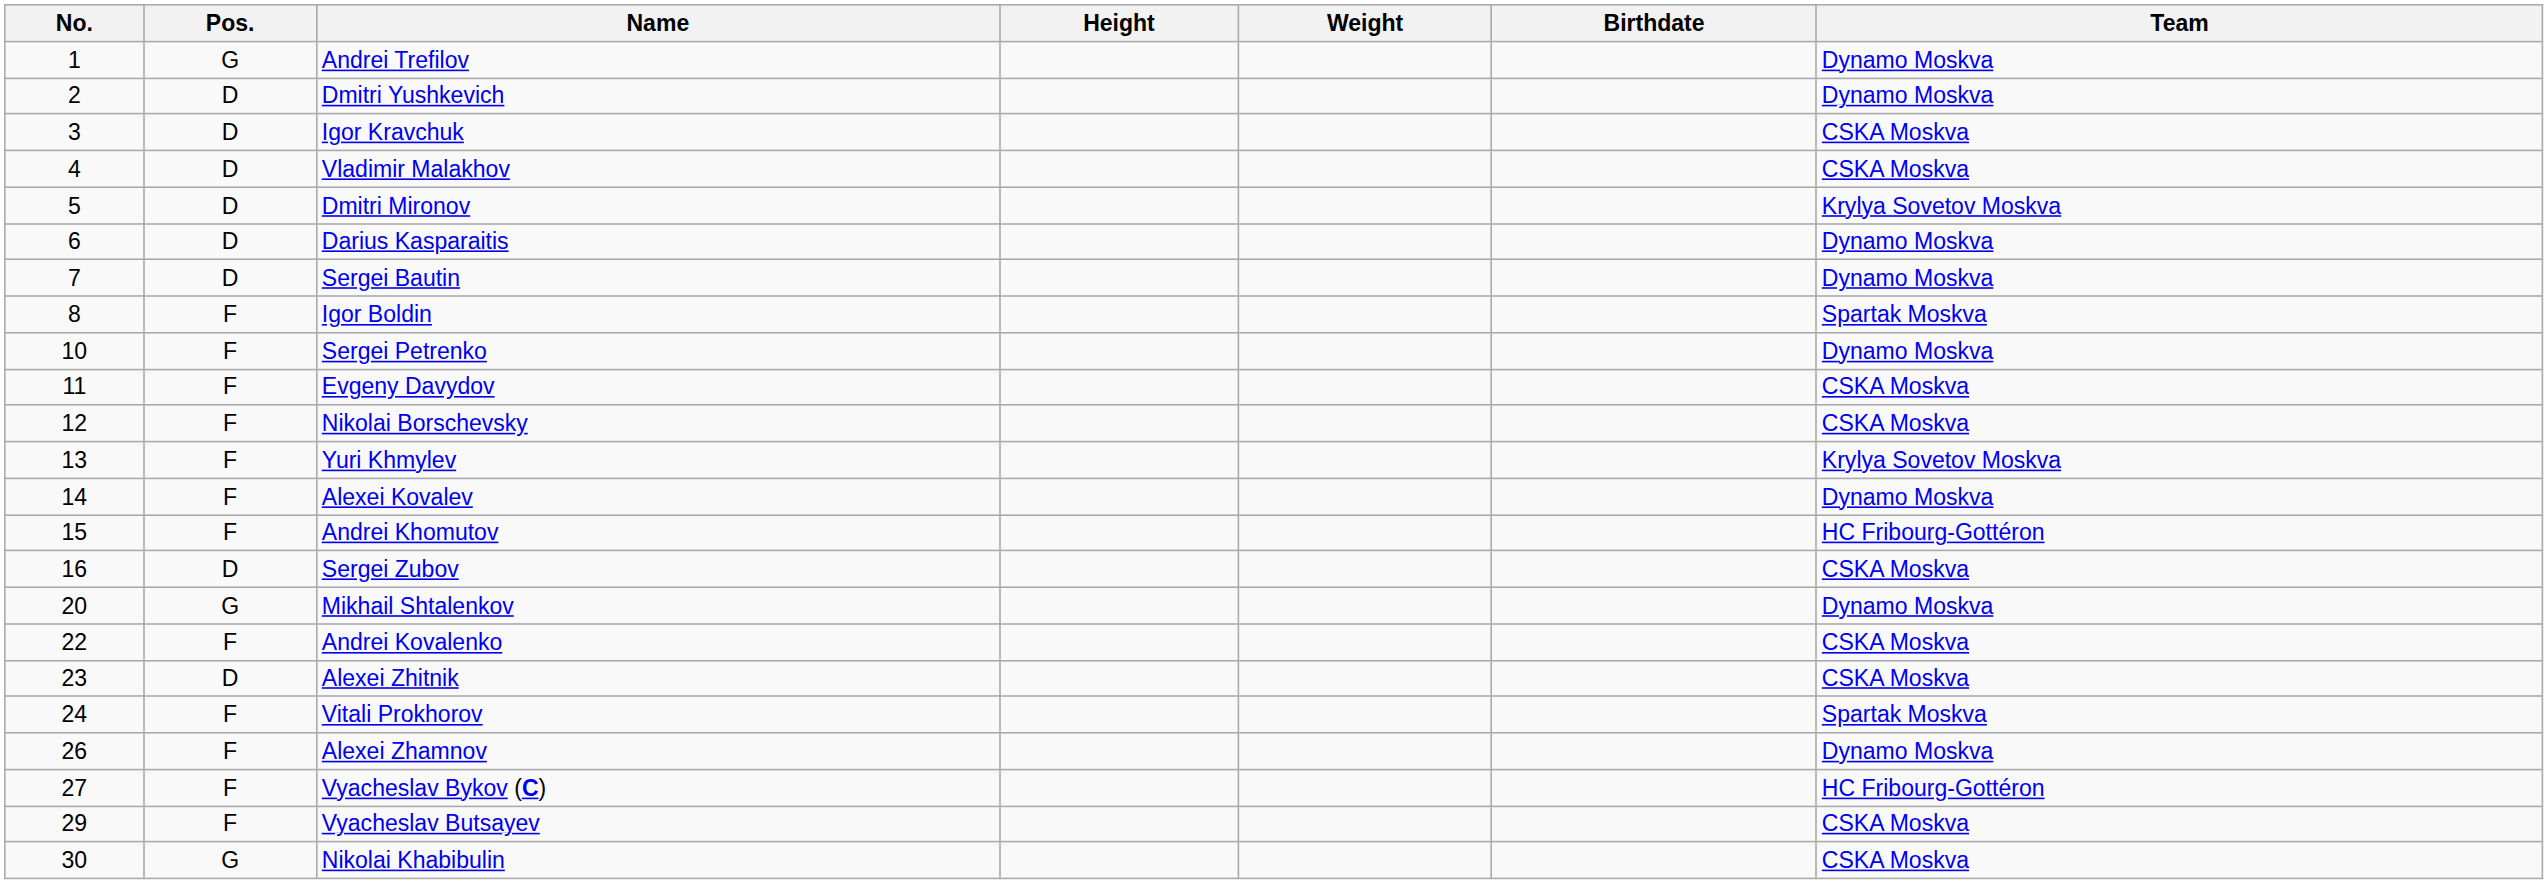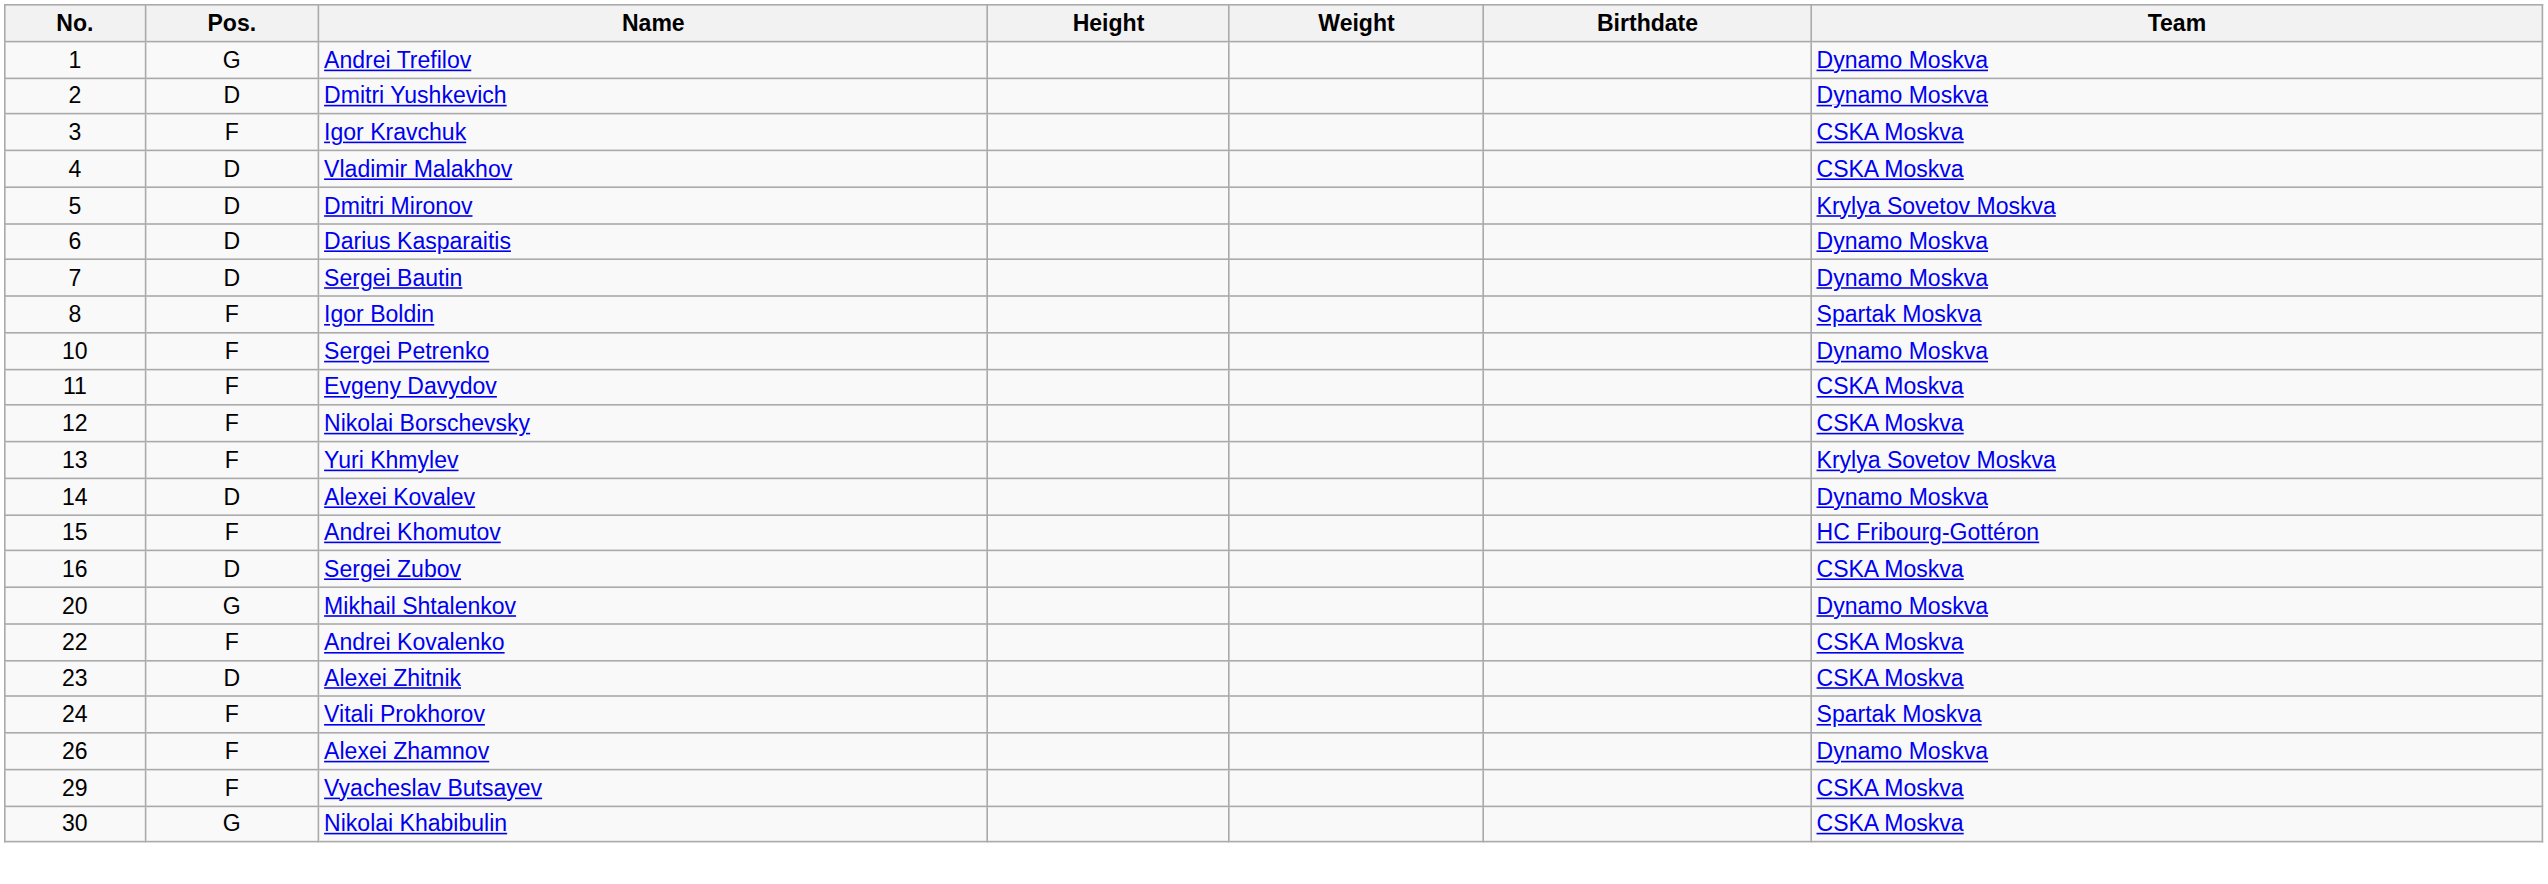(230, 133) D -> (232, 133) F
(230, 497) F -> (232, 497) D
- row: (434, 788)
